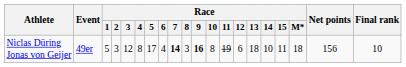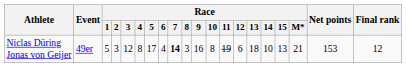(199, 49) bold -> (199, 49) normal
(282, 49) 11 -> (282, 49) 13
(298, 49) 18 -> (298, 49) 21
(330, 49) 156 -> (330, 49) 153
(377, 49) 10 -> (378, 49) 12
